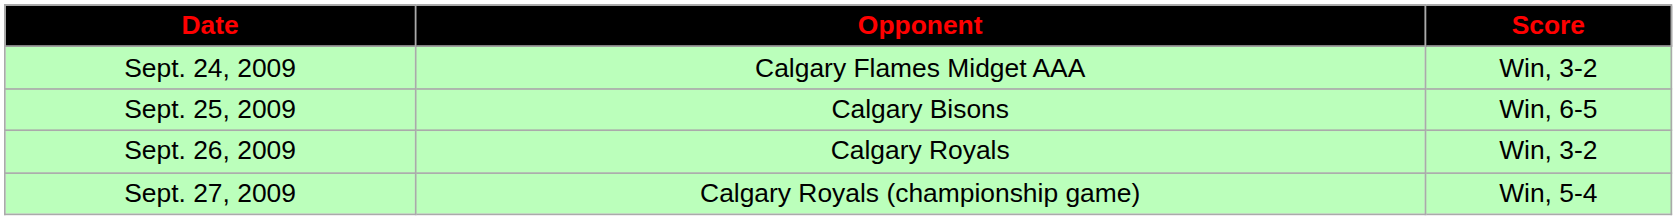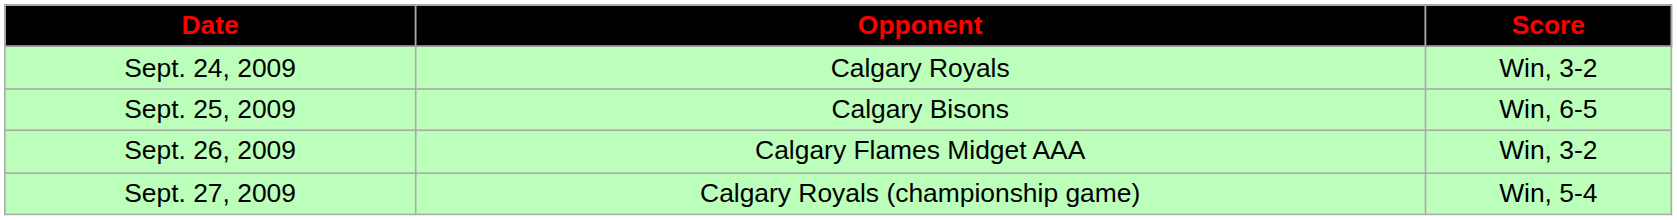(920, 67) Calgary Flames Midget AAA -> (920, 67) Calgary Royals
(920, 151) Calgary Royals -> (920, 151) Calgary Flames Midget AAA
